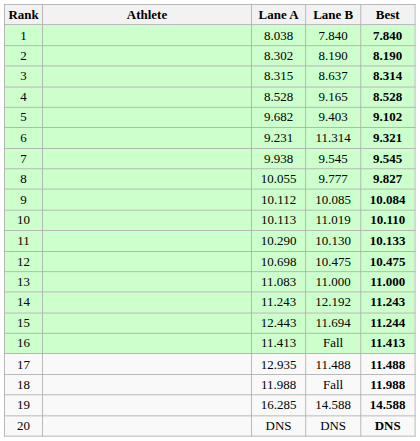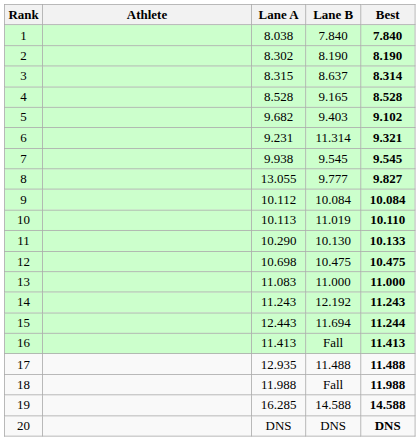(279, 179) 10.055 -> (279, 179) 13.055
(333, 199) 10.085 -> (333, 199) 10.084
